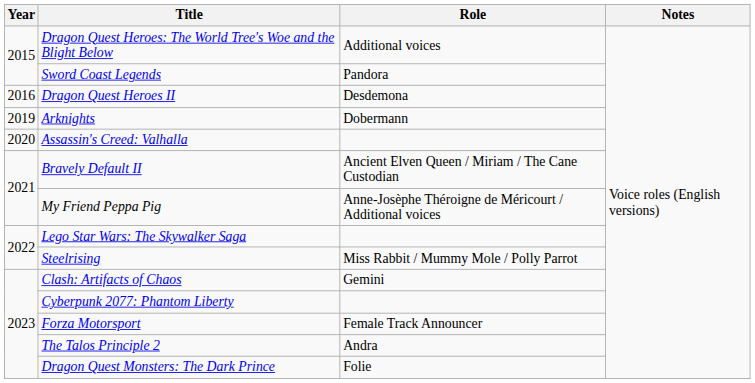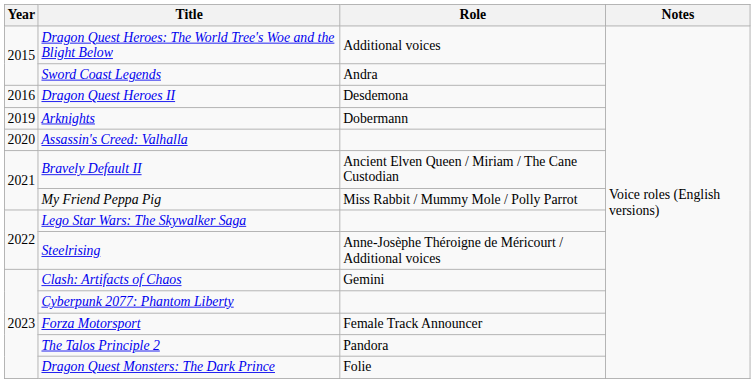(366, 74) Pandora -> (360, 74) Andra
(453, 206) Anne-Josèphe Théroigne de Méricourt / Additional voices -> (460, 199) Miss Rabbit / Mummy Mole / Polly Parrot
(460, 258) Miss Rabbit / Mummy Mole / Polly Parrot -> (453, 250) Anne-Josèphe Théroigne de Méricourt / Additional voices
(360, 345) Andra -> (366, 345) Pandora
